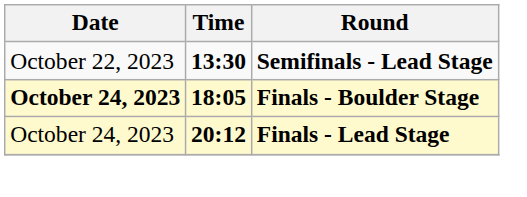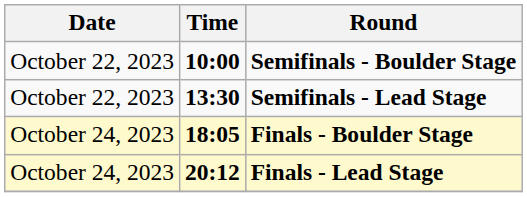+ row: (383, 60)
(95, 97) bold -> (92, 135) normal
